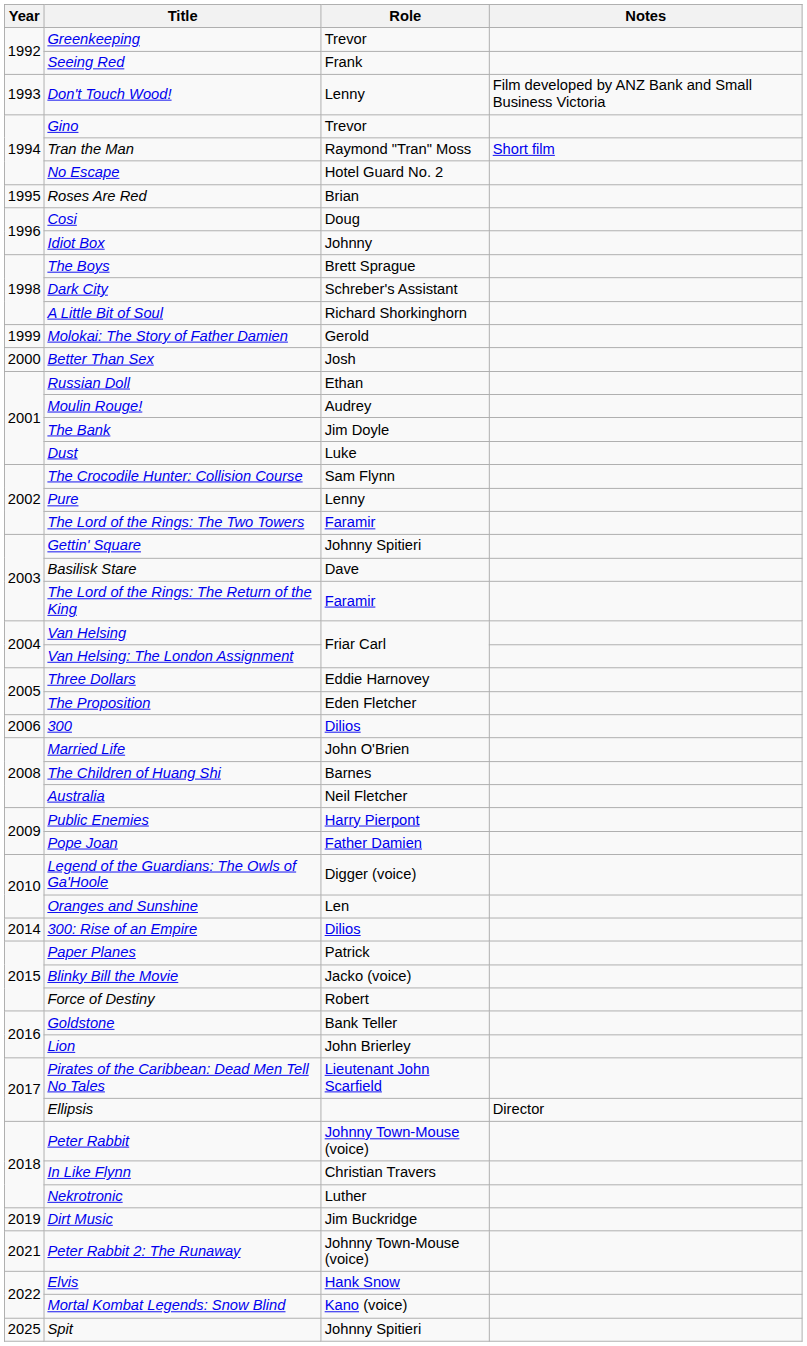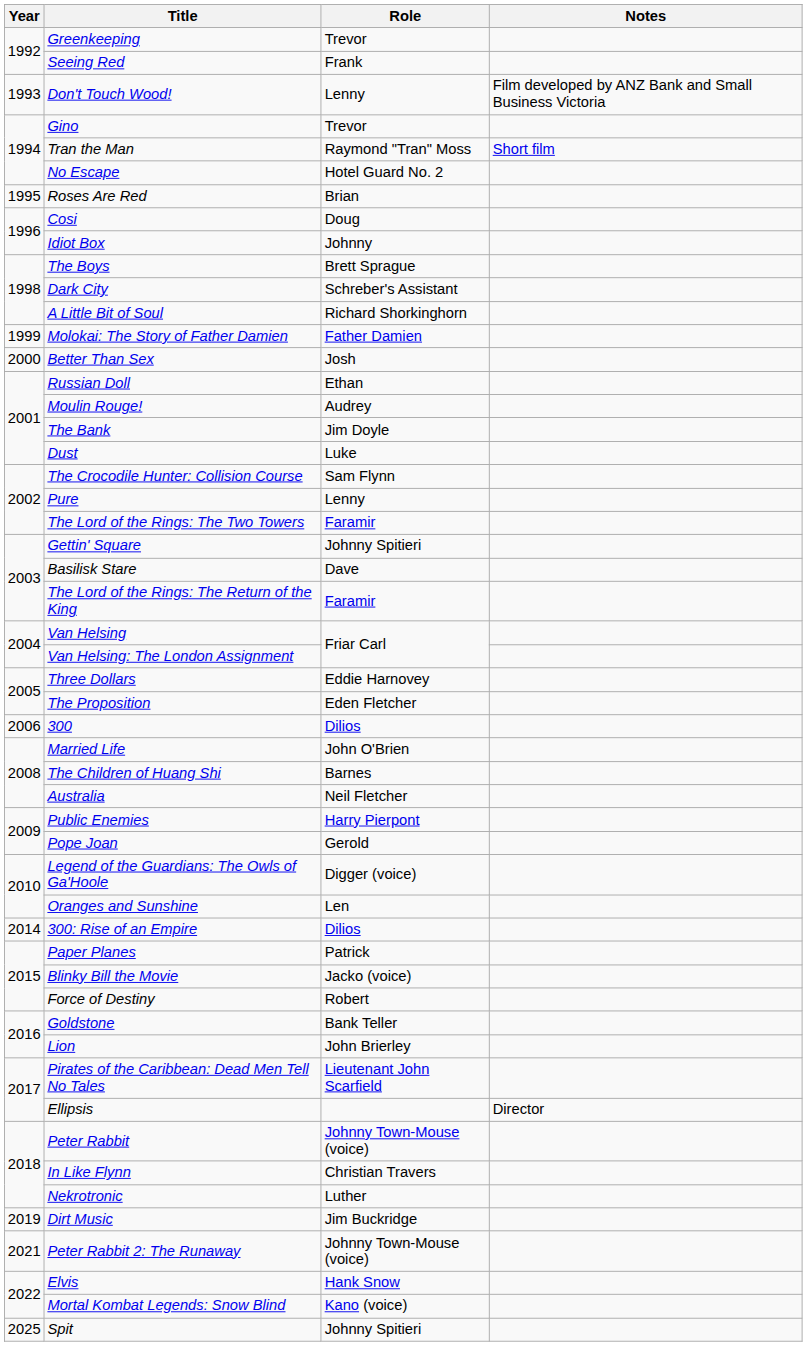(347, 336) Gerold -> (373, 336) Father Damien
(373, 843) Father Damien -> (347, 843) Gerold
